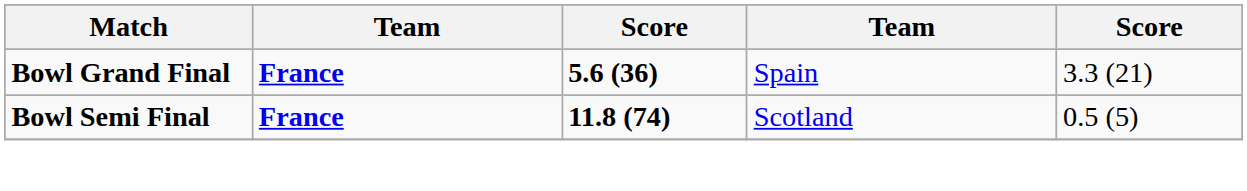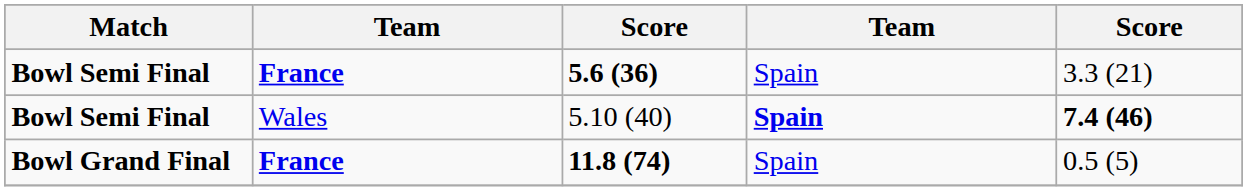(121, 71) Bowl Grand Final -> (111, 71) Bowl Semi Final
+ row: (620, 116)
(111, 116) Bowl Semi Final -> (121, 161) Bowl Grand Final
(803, 116) Scotland -> (786, 161) Spain
